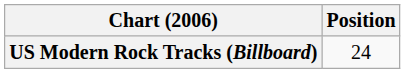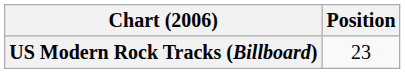(361, 52) 24 -> (361, 52) 23
